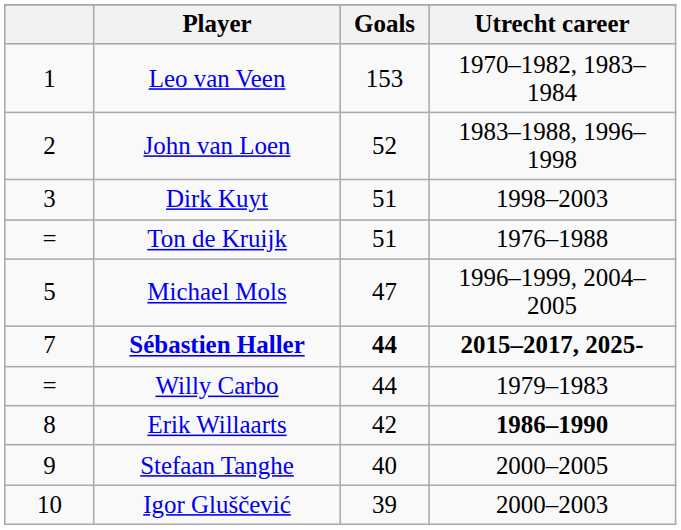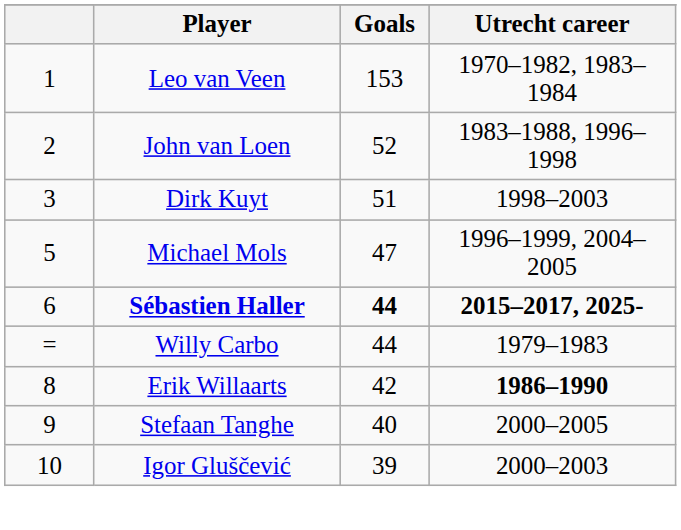- row: (217, 238)
(50, 346) 7 -> (50, 306) 6
